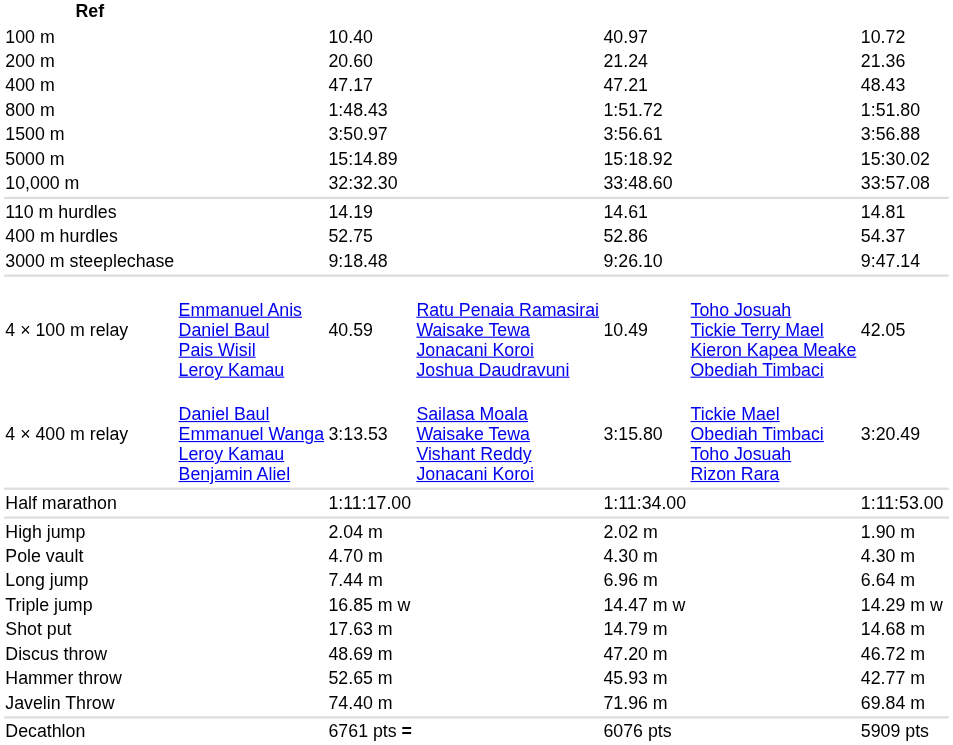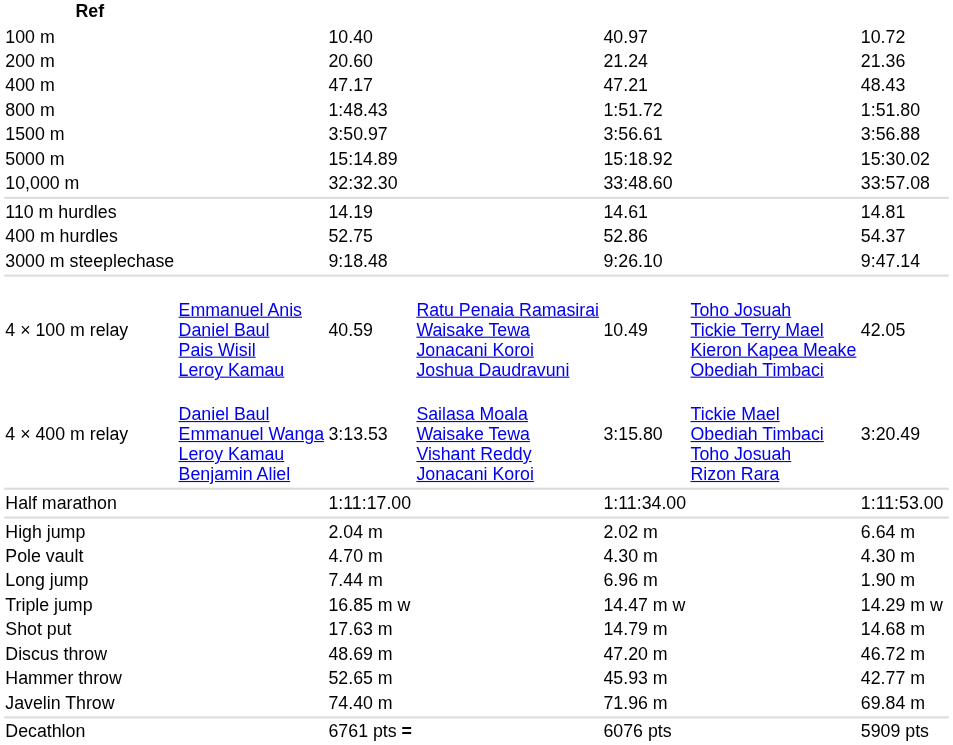(888, 531) 1.90 m -> (888, 531) 6.64 m
(888, 580) 6.64 m -> (888, 580) 1.90 m
